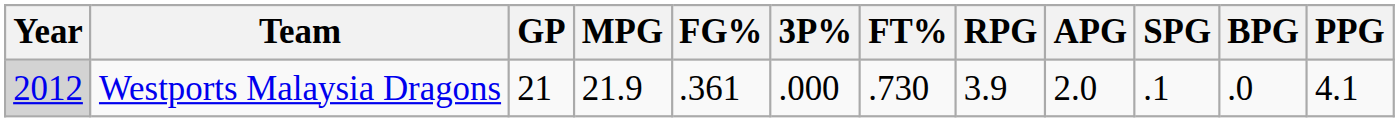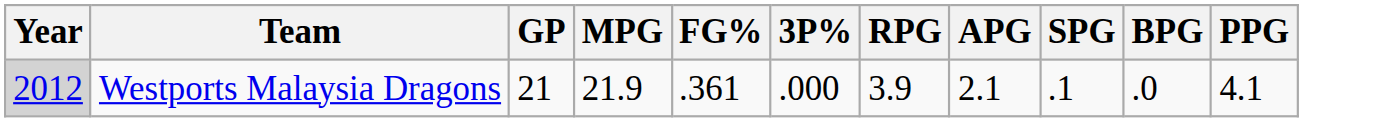- column: (908, 32)
(1075, 87) 2.0 -> (980, 87) 2.1
